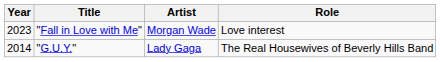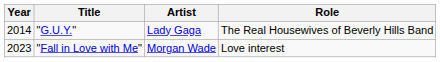rows swapped: (56, 48) <-> (89, 30)
